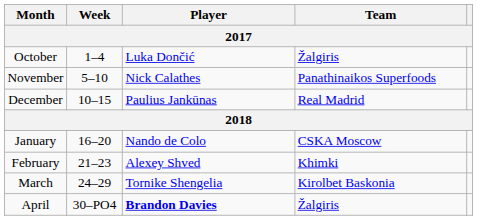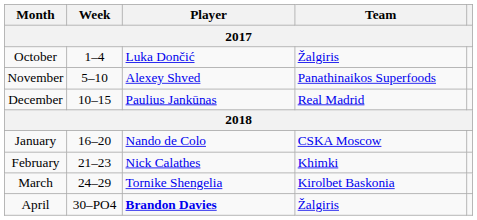(163, 78) Nick Calathes -> (163, 78) Alexey Shved
(163, 162) Alexey Shved -> (163, 162) Nick Calathes
